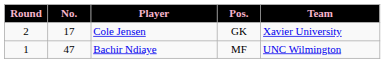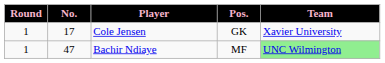(26, 31) 2 -> (26, 31) 1
(302, 50) no background -> (302, 50) lightgreen background
